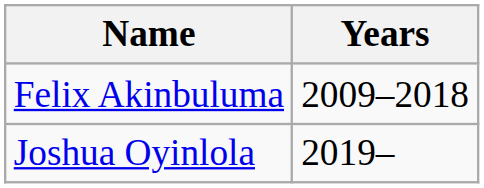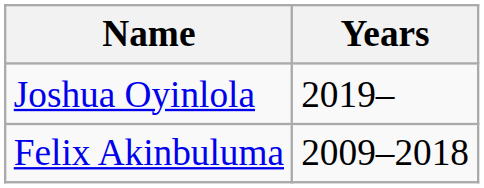rows swapped: (149, 93) <-> (134, 152)
